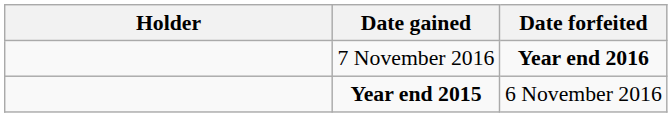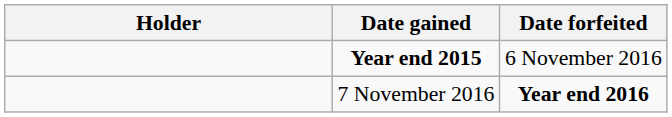rows swapped: (416, 94) <-> (416, 58)
